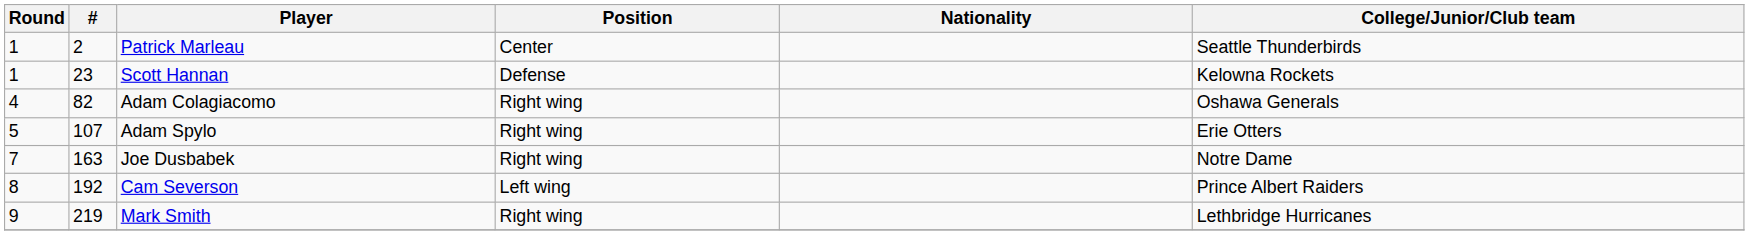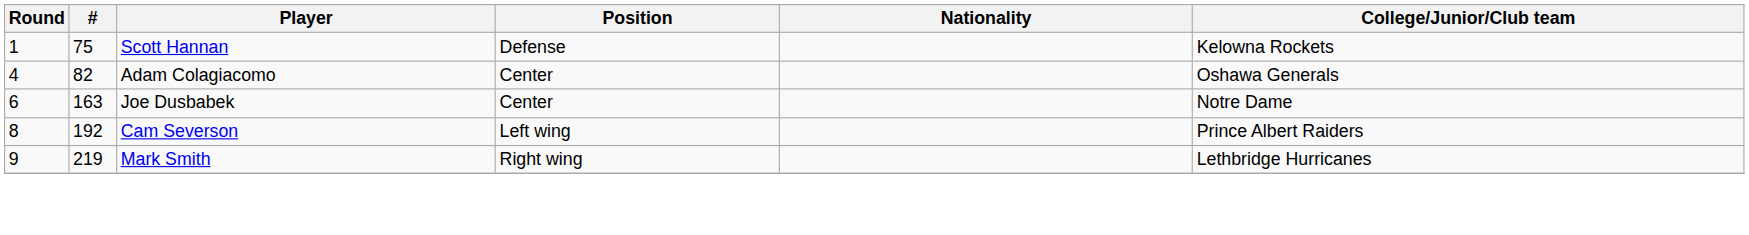- row: (182, 46)
(83, 74) 23 -> (83, 46) 75
(541, 103) Right wing -> (526, 74) Center
- row: (169, 131)
(14, 159) 7 -> (14, 103) 6
(541, 159) Right wing -> (526, 103) Center
